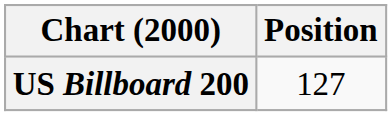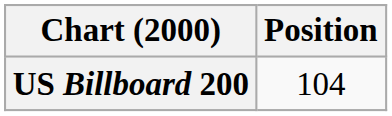(321, 82) 127 -> (321, 82) 104
